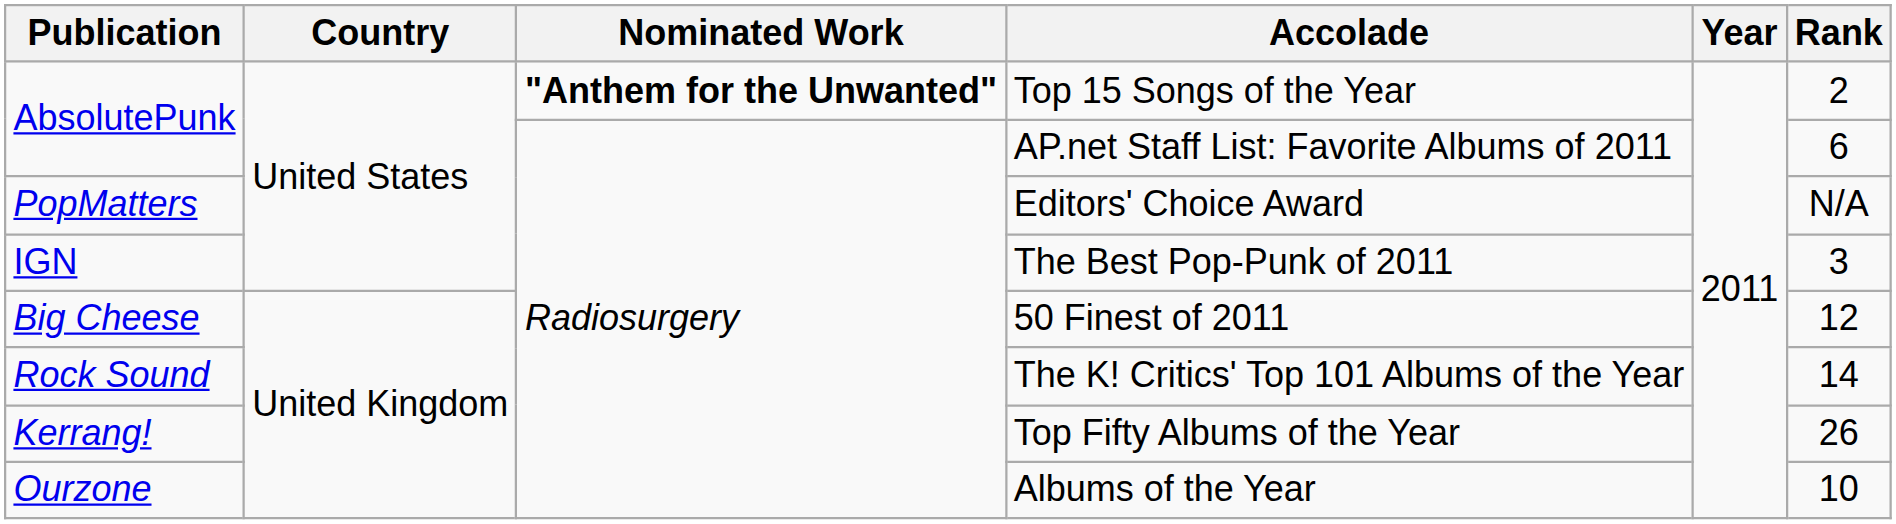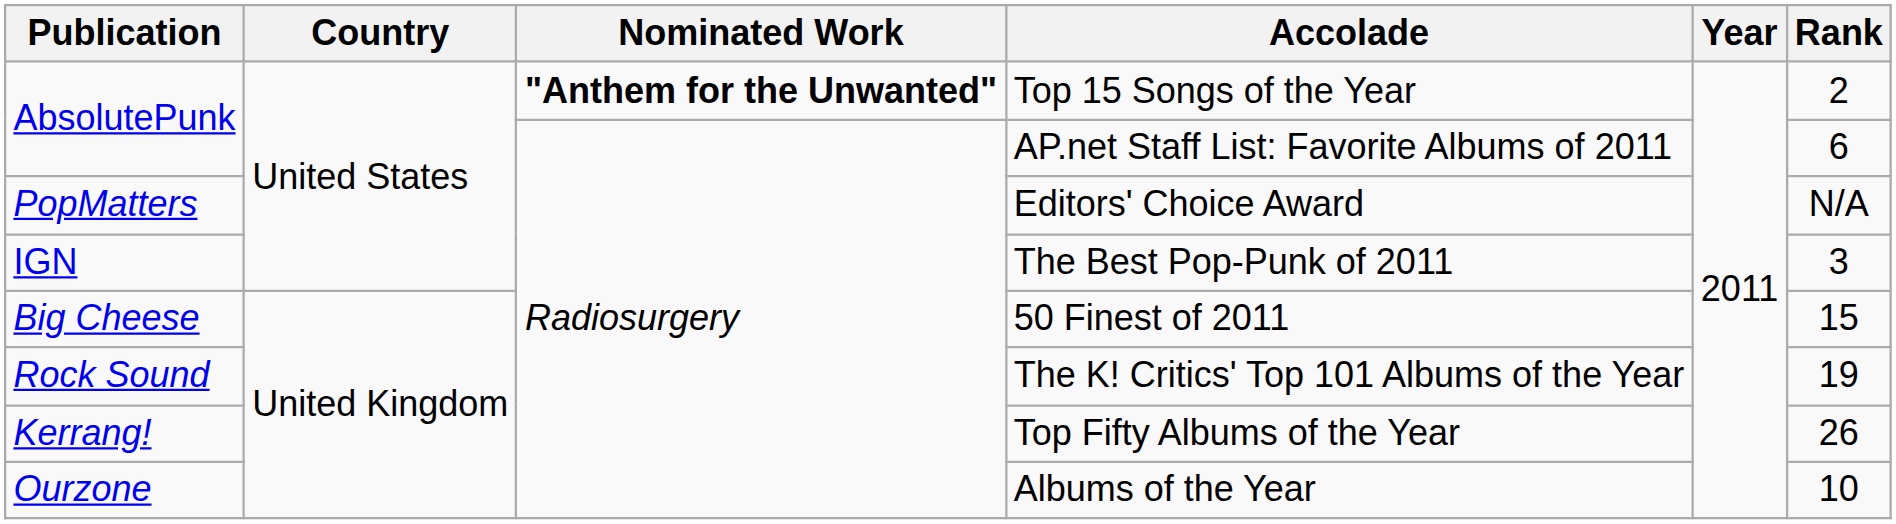(1839, 318) 12 -> (1839, 318) 15
(1839, 375) 14 -> (1839, 375) 19
